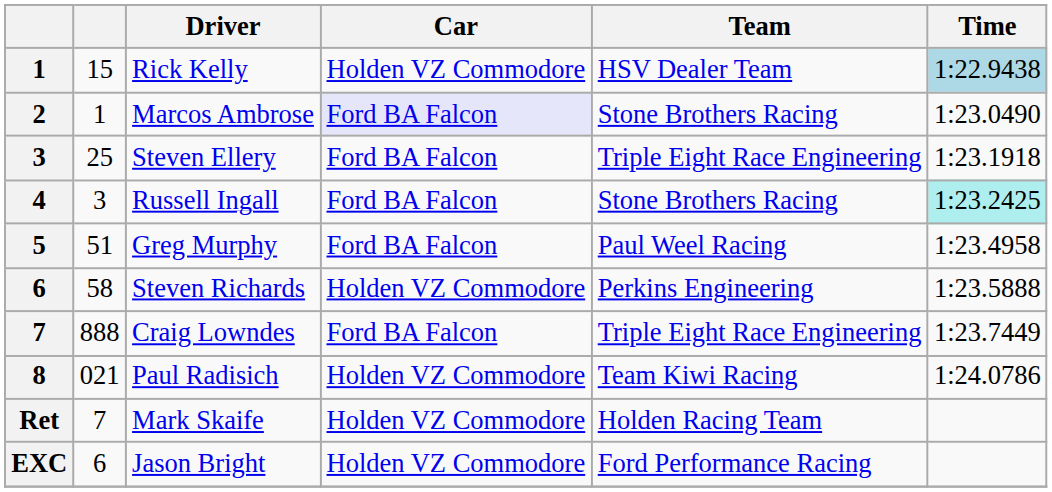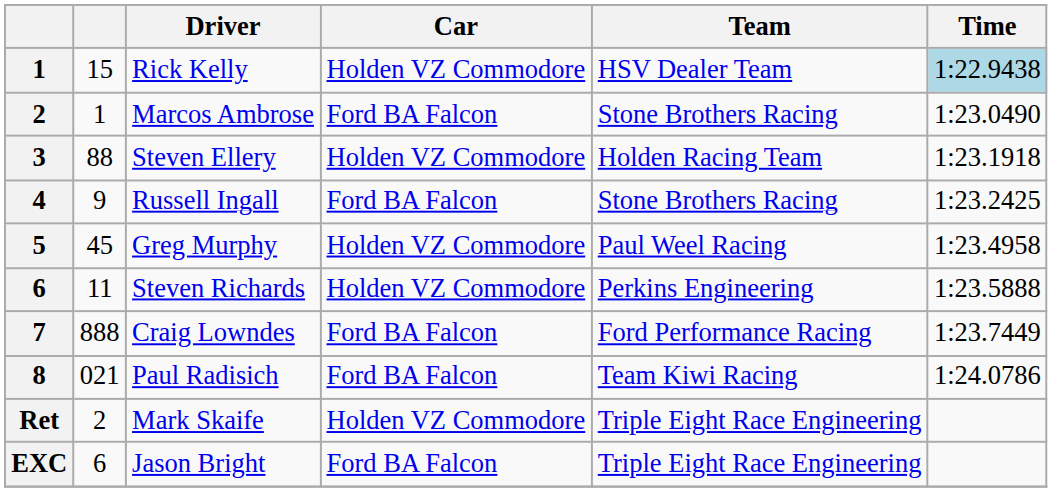(412, 113) lavender background -> (412, 113) no background
(100, 157) 25 -> (100, 157) 88
(412, 157) Ford BA Falcon -> (456, 157) Holden VZ Commodore
(760, 157) Triple Eight Race Engineering -> (710, 157) Holden Racing Team
(100, 200) 3 -> (100, 200) 9
(987, 200) paleturquoise background -> (987, 200) no background
(100, 244) 51 -> (100, 244) 45
(412, 244) Ford BA Falcon -> (456, 244) Holden VZ Commodore
(100, 288) 58 -> (100, 288) 11
(760, 332) Triple Eight Race Engineering -> (735, 332) Ford Performance Racing
(456, 375) Holden VZ Commodore -> (412, 375) Ford BA Falcon
(100, 419) 7 -> (100, 419) 2
(710, 419) Holden Racing Team -> (760, 419) Triple Eight Race Engineering
(456, 463) Holden VZ Commodore -> (412, 463) Ford BA Falcon
(735, 463) Ford Performance Racing -> (760, 463) Triple Eight Race Engineering
